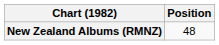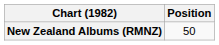(189, 31) 48 -> (189, 31) 50
